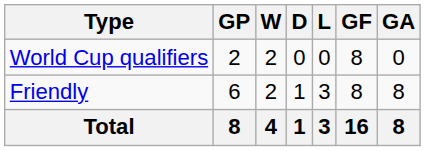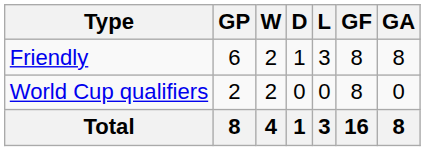rows swapped: (49, 92) <-> (109, 57)
